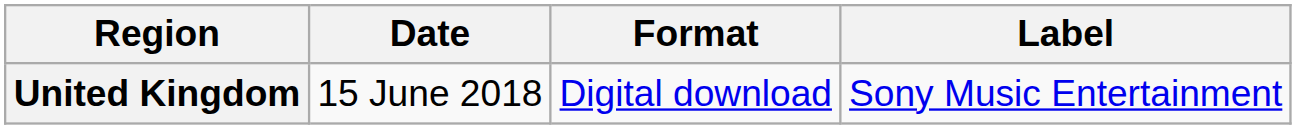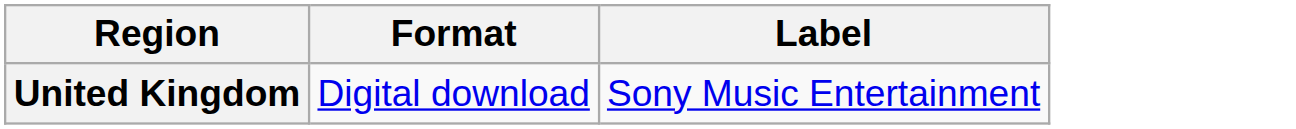- column: (430, 33)
